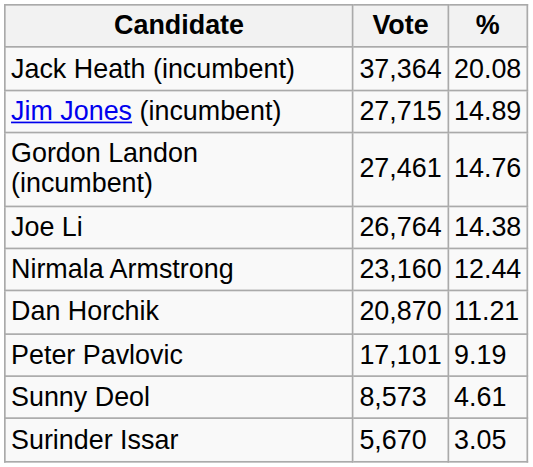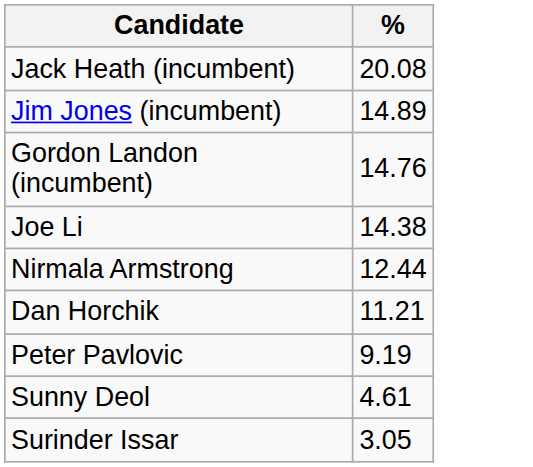- column: (401, 25)
